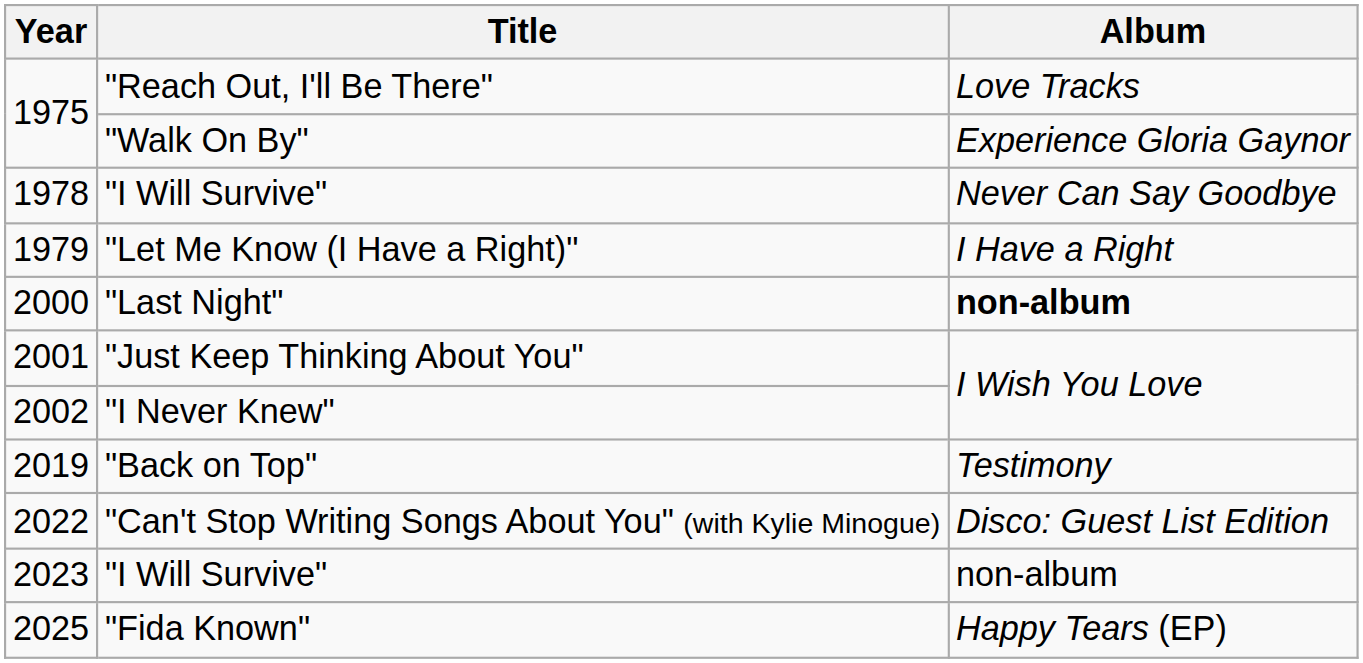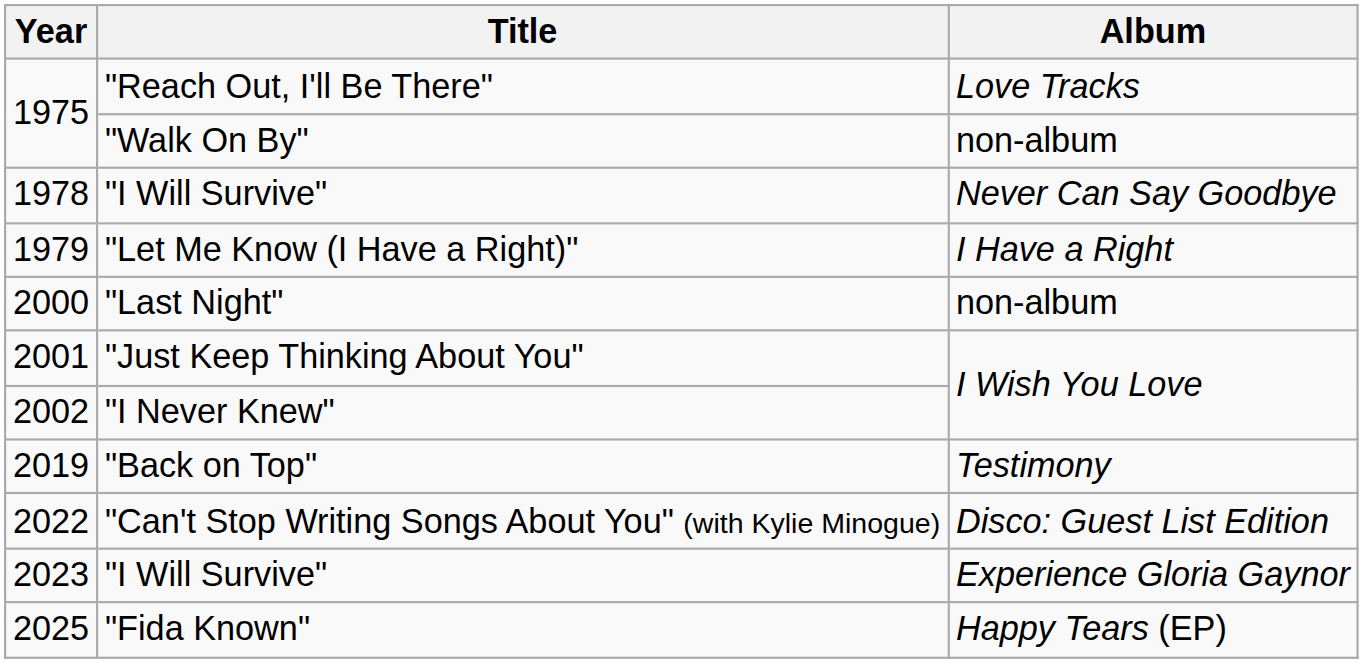(1153, 140) Experience Gloria Gaynor -> (1037, 140) non-album
(1043, 303) bold -> (1037, 303) normal
(1037, 574) non-album -> (1153, 574) Experience Gloria Gaynor
